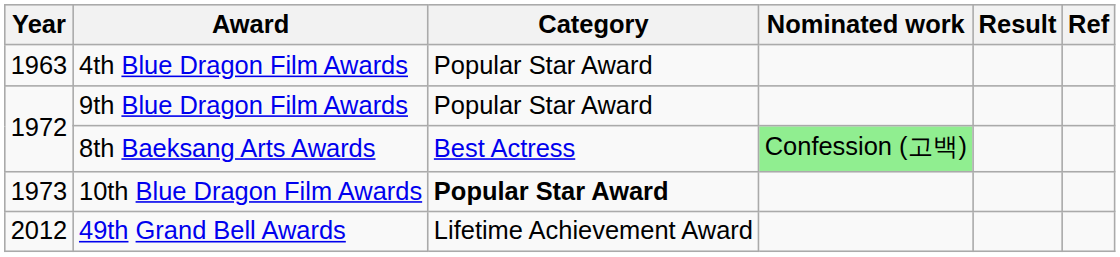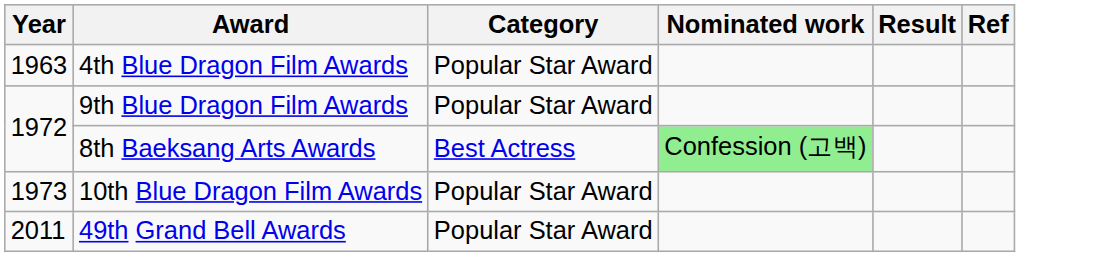(551, 190) bold -> (543, 190) normal
(39, 231) 2012 -> (38, 231) 2011
(593, 231) Lifetime Achievement Award -> (543, 231) Popular Star Award
